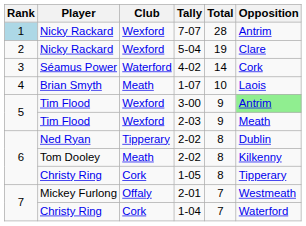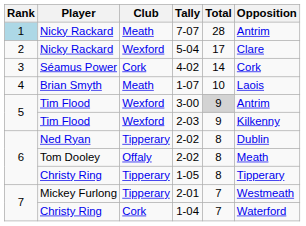(143, 31) Wexford -> (138, 31) Meath
(220, 49) 19 -> (218, 49) 17
(147, 67) Waterford -> (134, 67) Cork
(220, 103) no background -> (218, 103) lightgrey background
(255, 103) lightgreen background -> (253, 103) no background
(255, 121) Meath -> (258, 121) Kilkenny
(138, 157) Meath -> (137, 157) Offaly
(260, 157) Kilkenny -> (253, 157) Meath
(134, 175) Cork -> (146, 175) Tipperary
(137, 193) Offaly -> (146, 193) Tipperary
